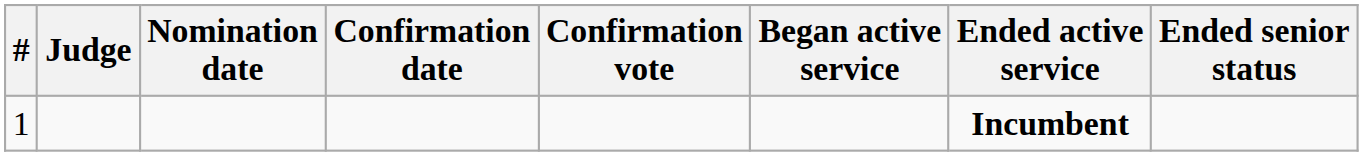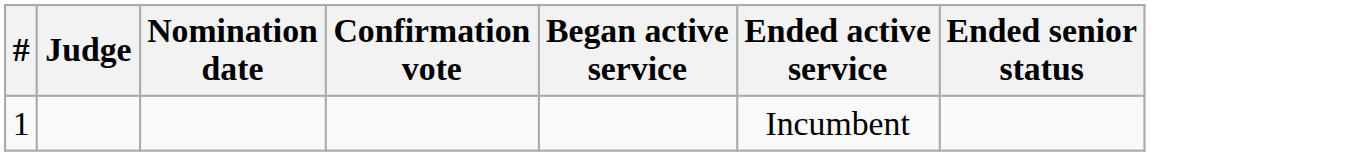- column: (432, 50)
(1050, 122) bold -> (838, 122) normal
